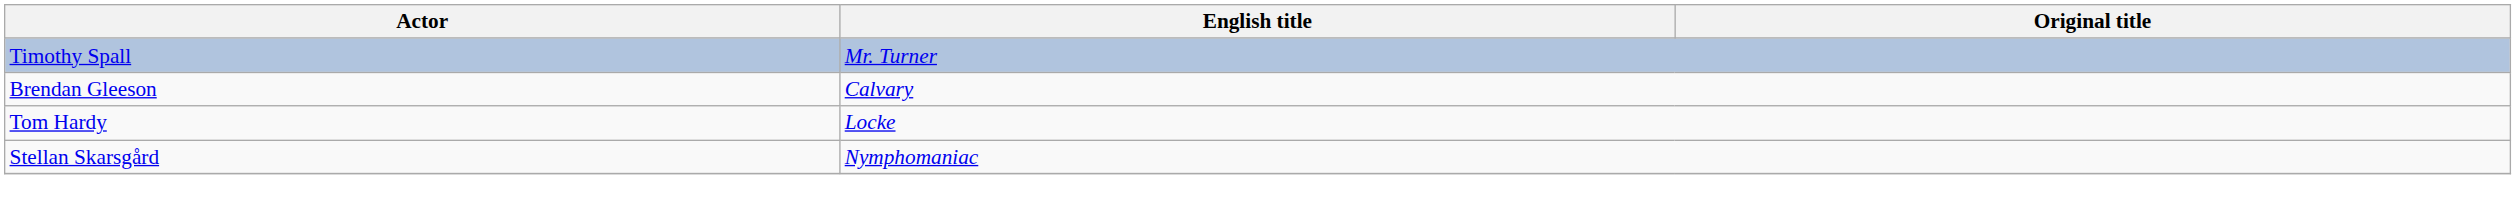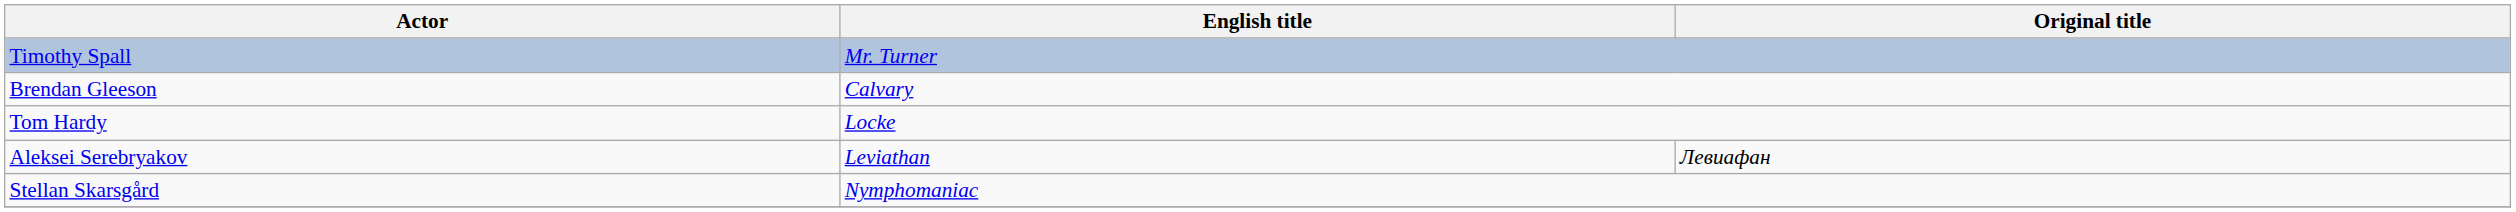+ row: (99, 156)
